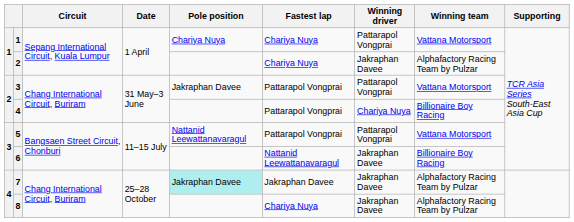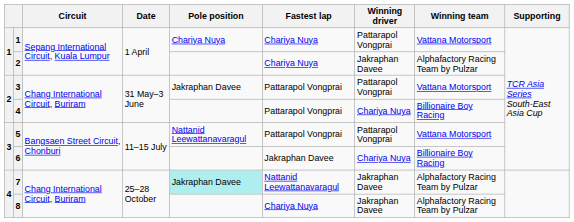(302, 158) Nattanid Leewattanavaragul -> (299, 158) Jakraphan Davee
(378, 158) Jakraphan Davee -> (384, 158) Chariya Nuya
(299, 182) Jakraphan Davee -> (302, 182) Nattanid Leewattanavaragul
